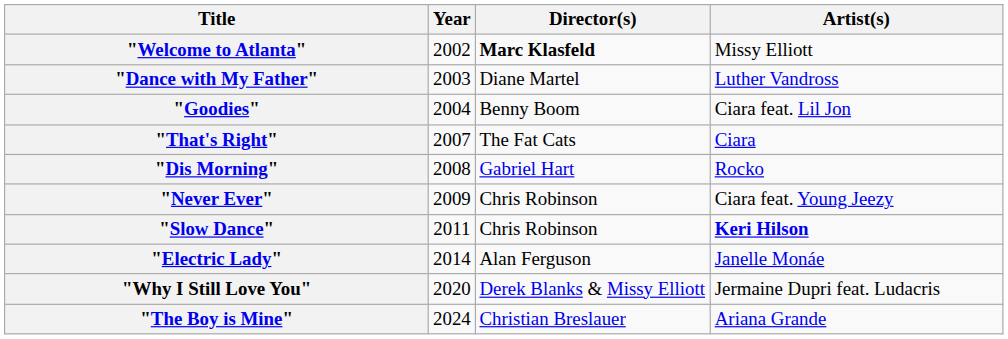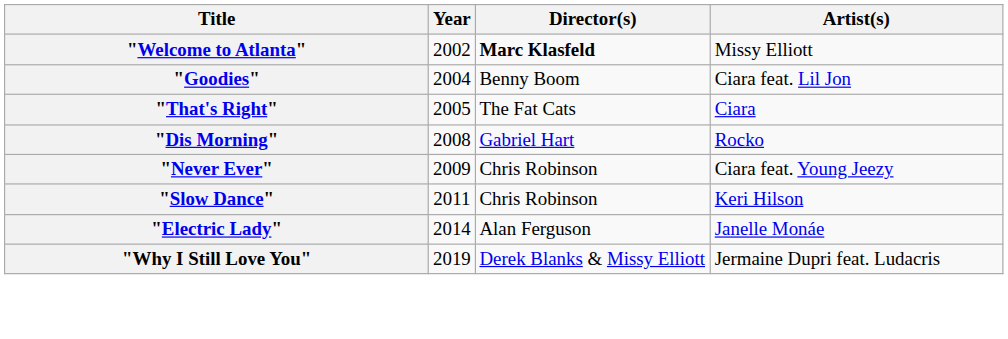- row: (217, 79)
(452, 139) 2007 -> (452, 109) 2005
(762, 229) bold -> (759, 199) normal
(452, 288) 2020 -> (452, 259) 2019
- row: (217, 318)
